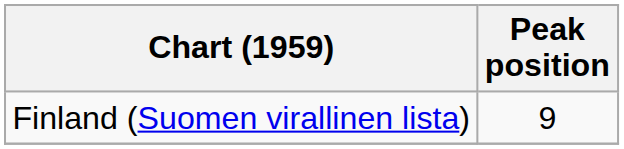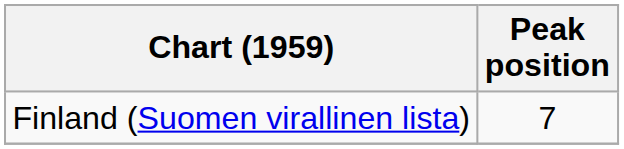(547, 117) 9 -> (547, 117) 7
